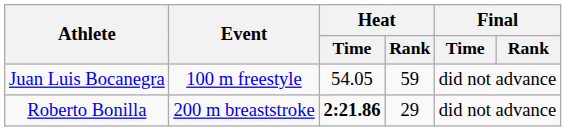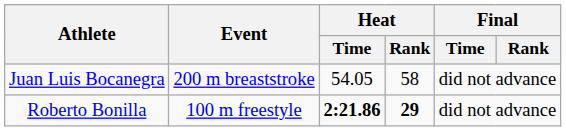(244, 79) 100 m freestyle -> (244, 79) 200 m breaststroke
(410, 79) 59 -> (410, 79) 58
(244, 110) 200 m breaststroke -> (244, 110) 100 m freestyle
(410, 110) normal -> (410, 110) bold
